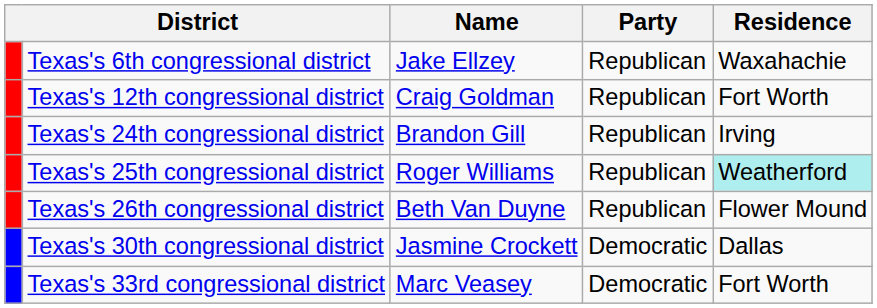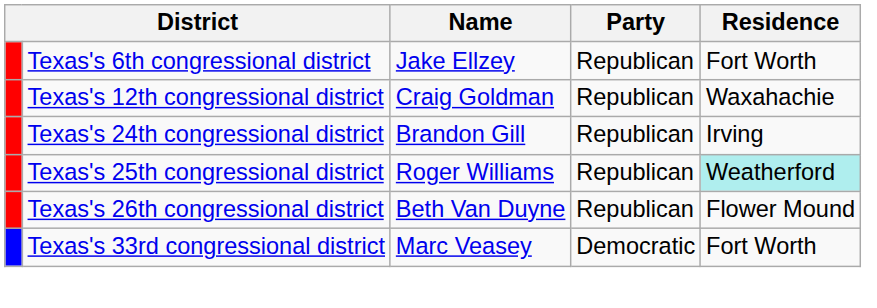(782, 60) Waxahachie -> (761, 60) Fort Worth
(773, 97) Fort Worth -> (770, 97) Waxahachie
- row: (206, 246)
